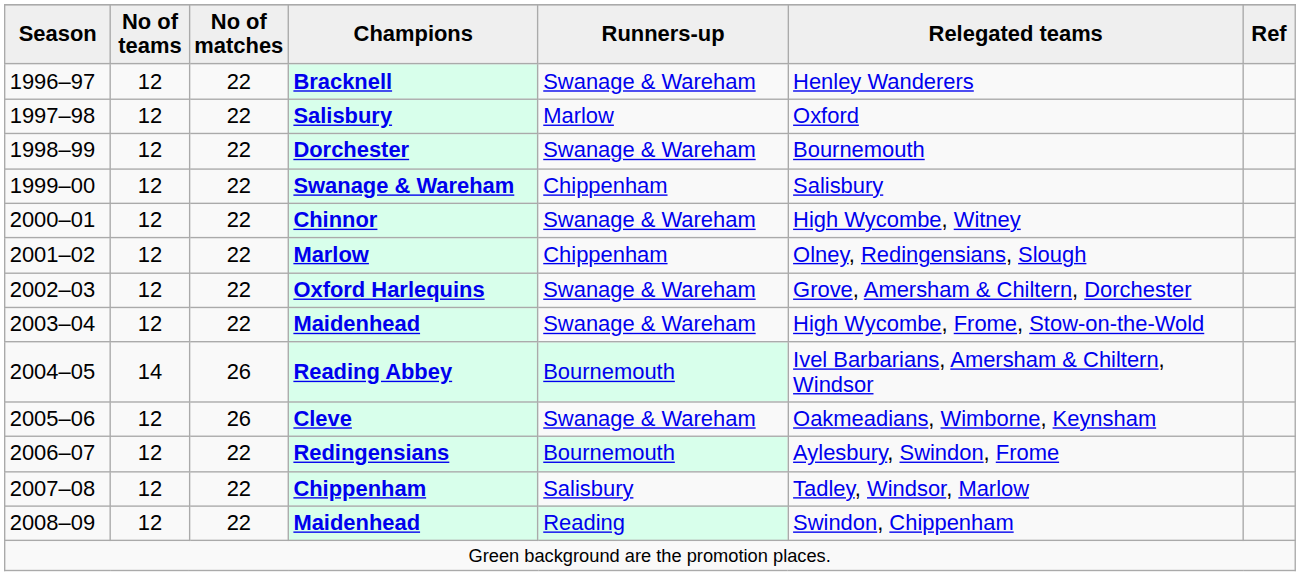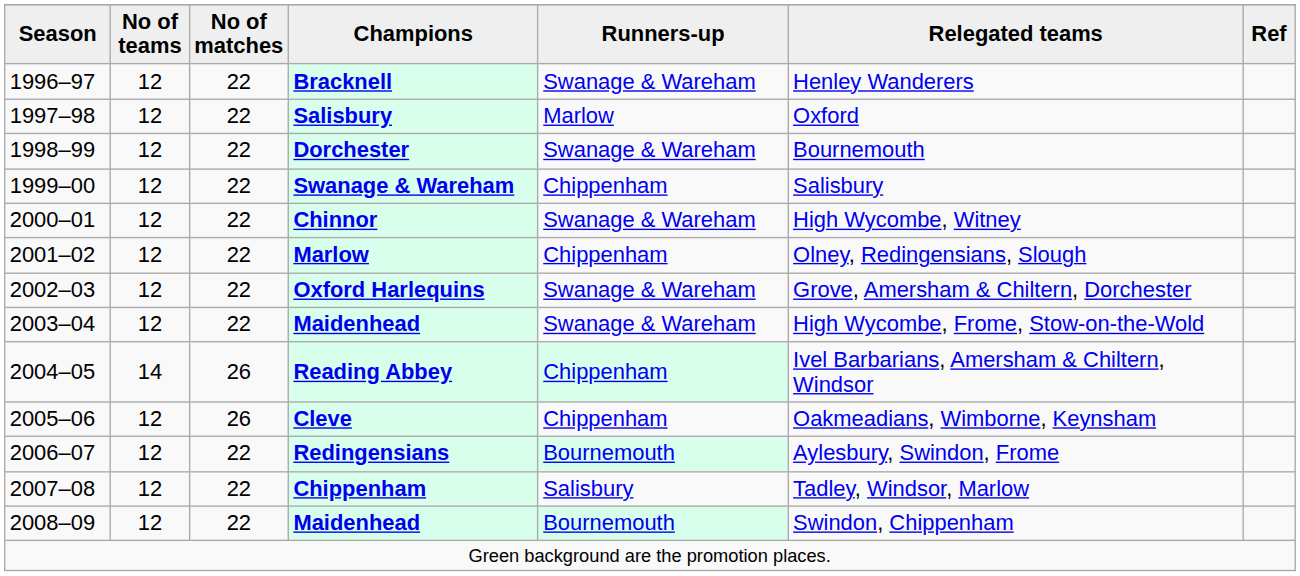(609, 371) Bournemouth -> (605, 371) Chippenham
(649, 418) Swanage & Wareham -> (605, 418) Chippenham
(584, 523) Reading -> (609, 523) Bournemouth
